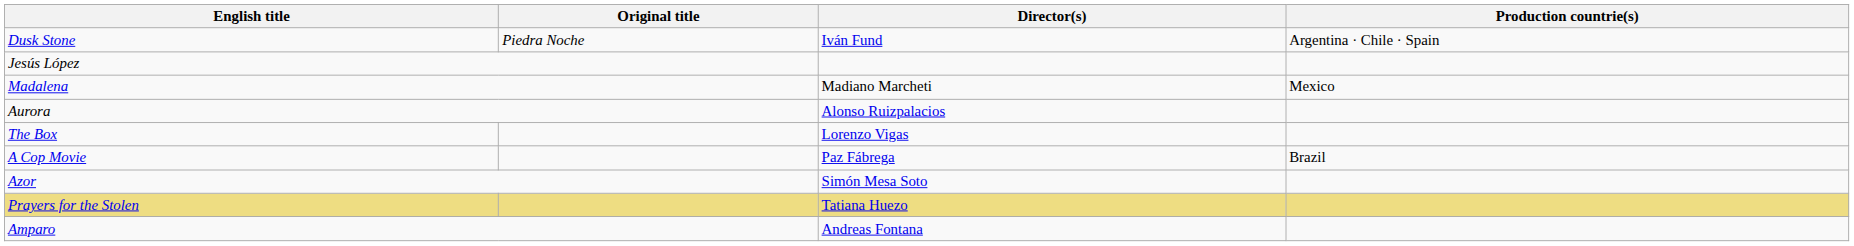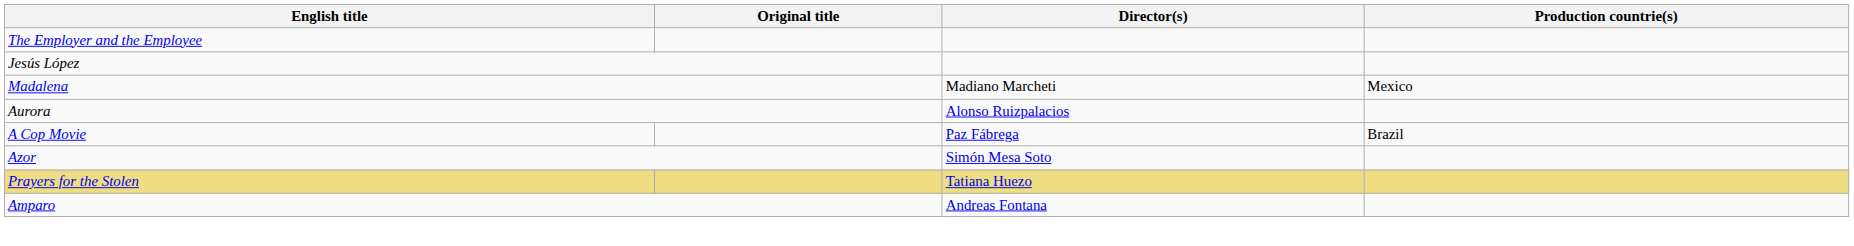- row: (42, 39)
+ row: (105, 39)
- row: (32, 134)
